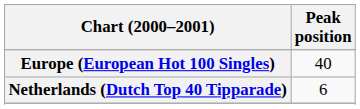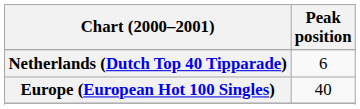rows swapped: (148, 63) <-> (148, 90)
